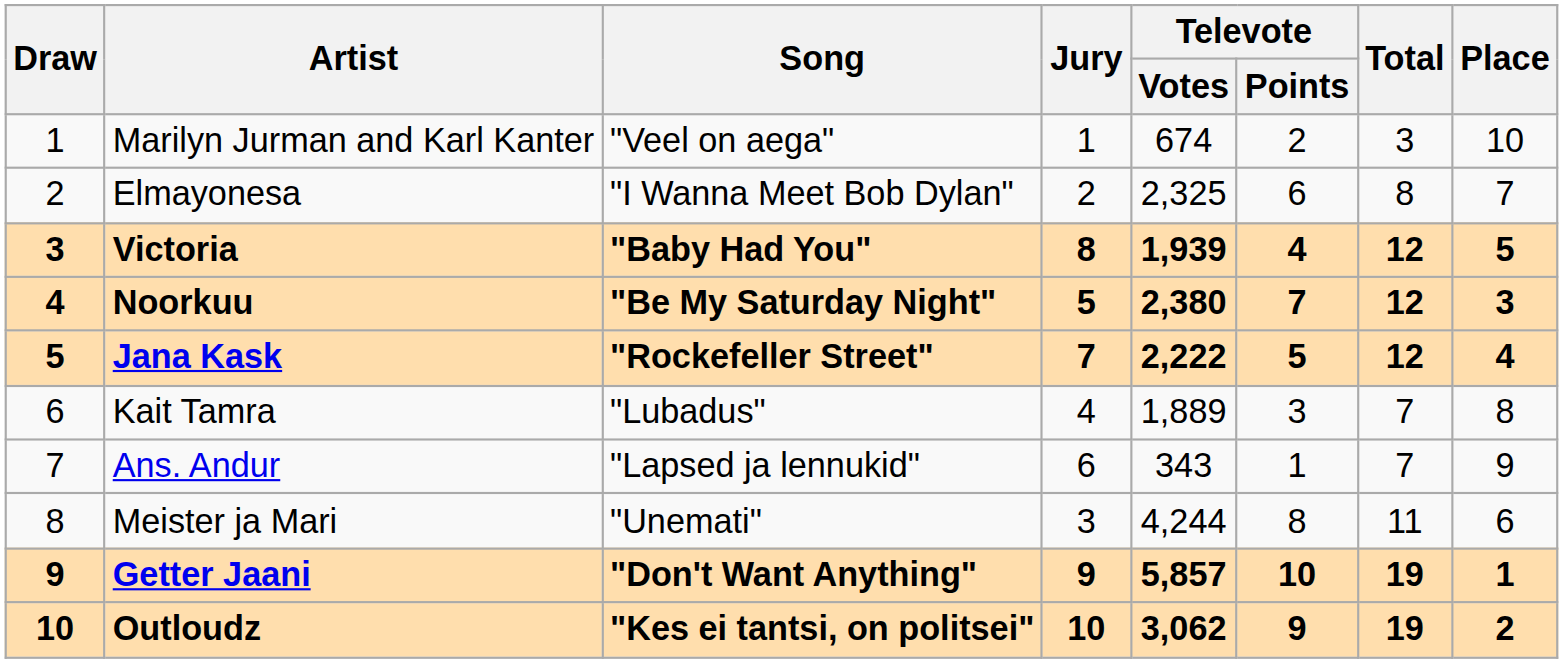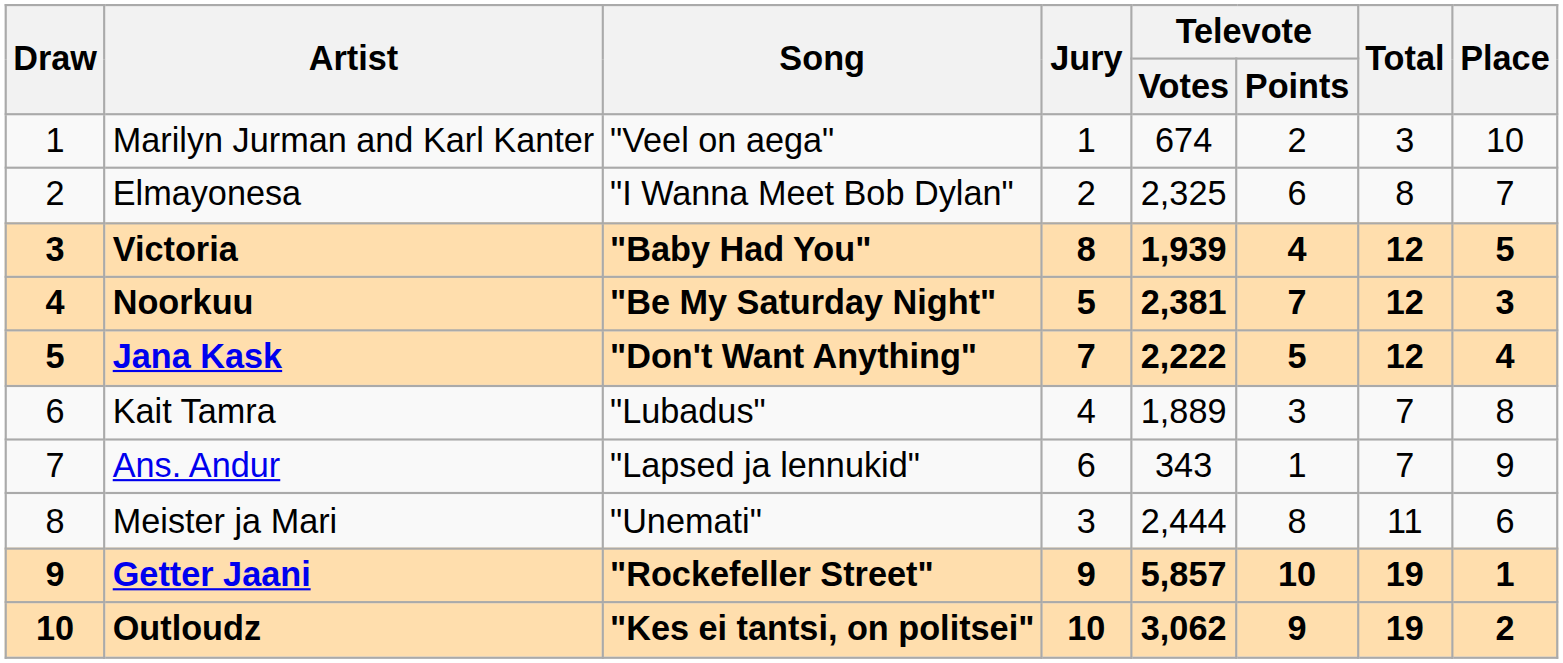(1184, 303) 2,380 -> (1184, 303) 2,381
(772, 357) "Rockefeller Street" -> (794, 357) "Don't Want Anything"
(1184, 520) 4,244 -> (1184, 520) 2,444
(794, 574) "Don't Want Anything" -> (772, 574) "Rockefeller Street"
